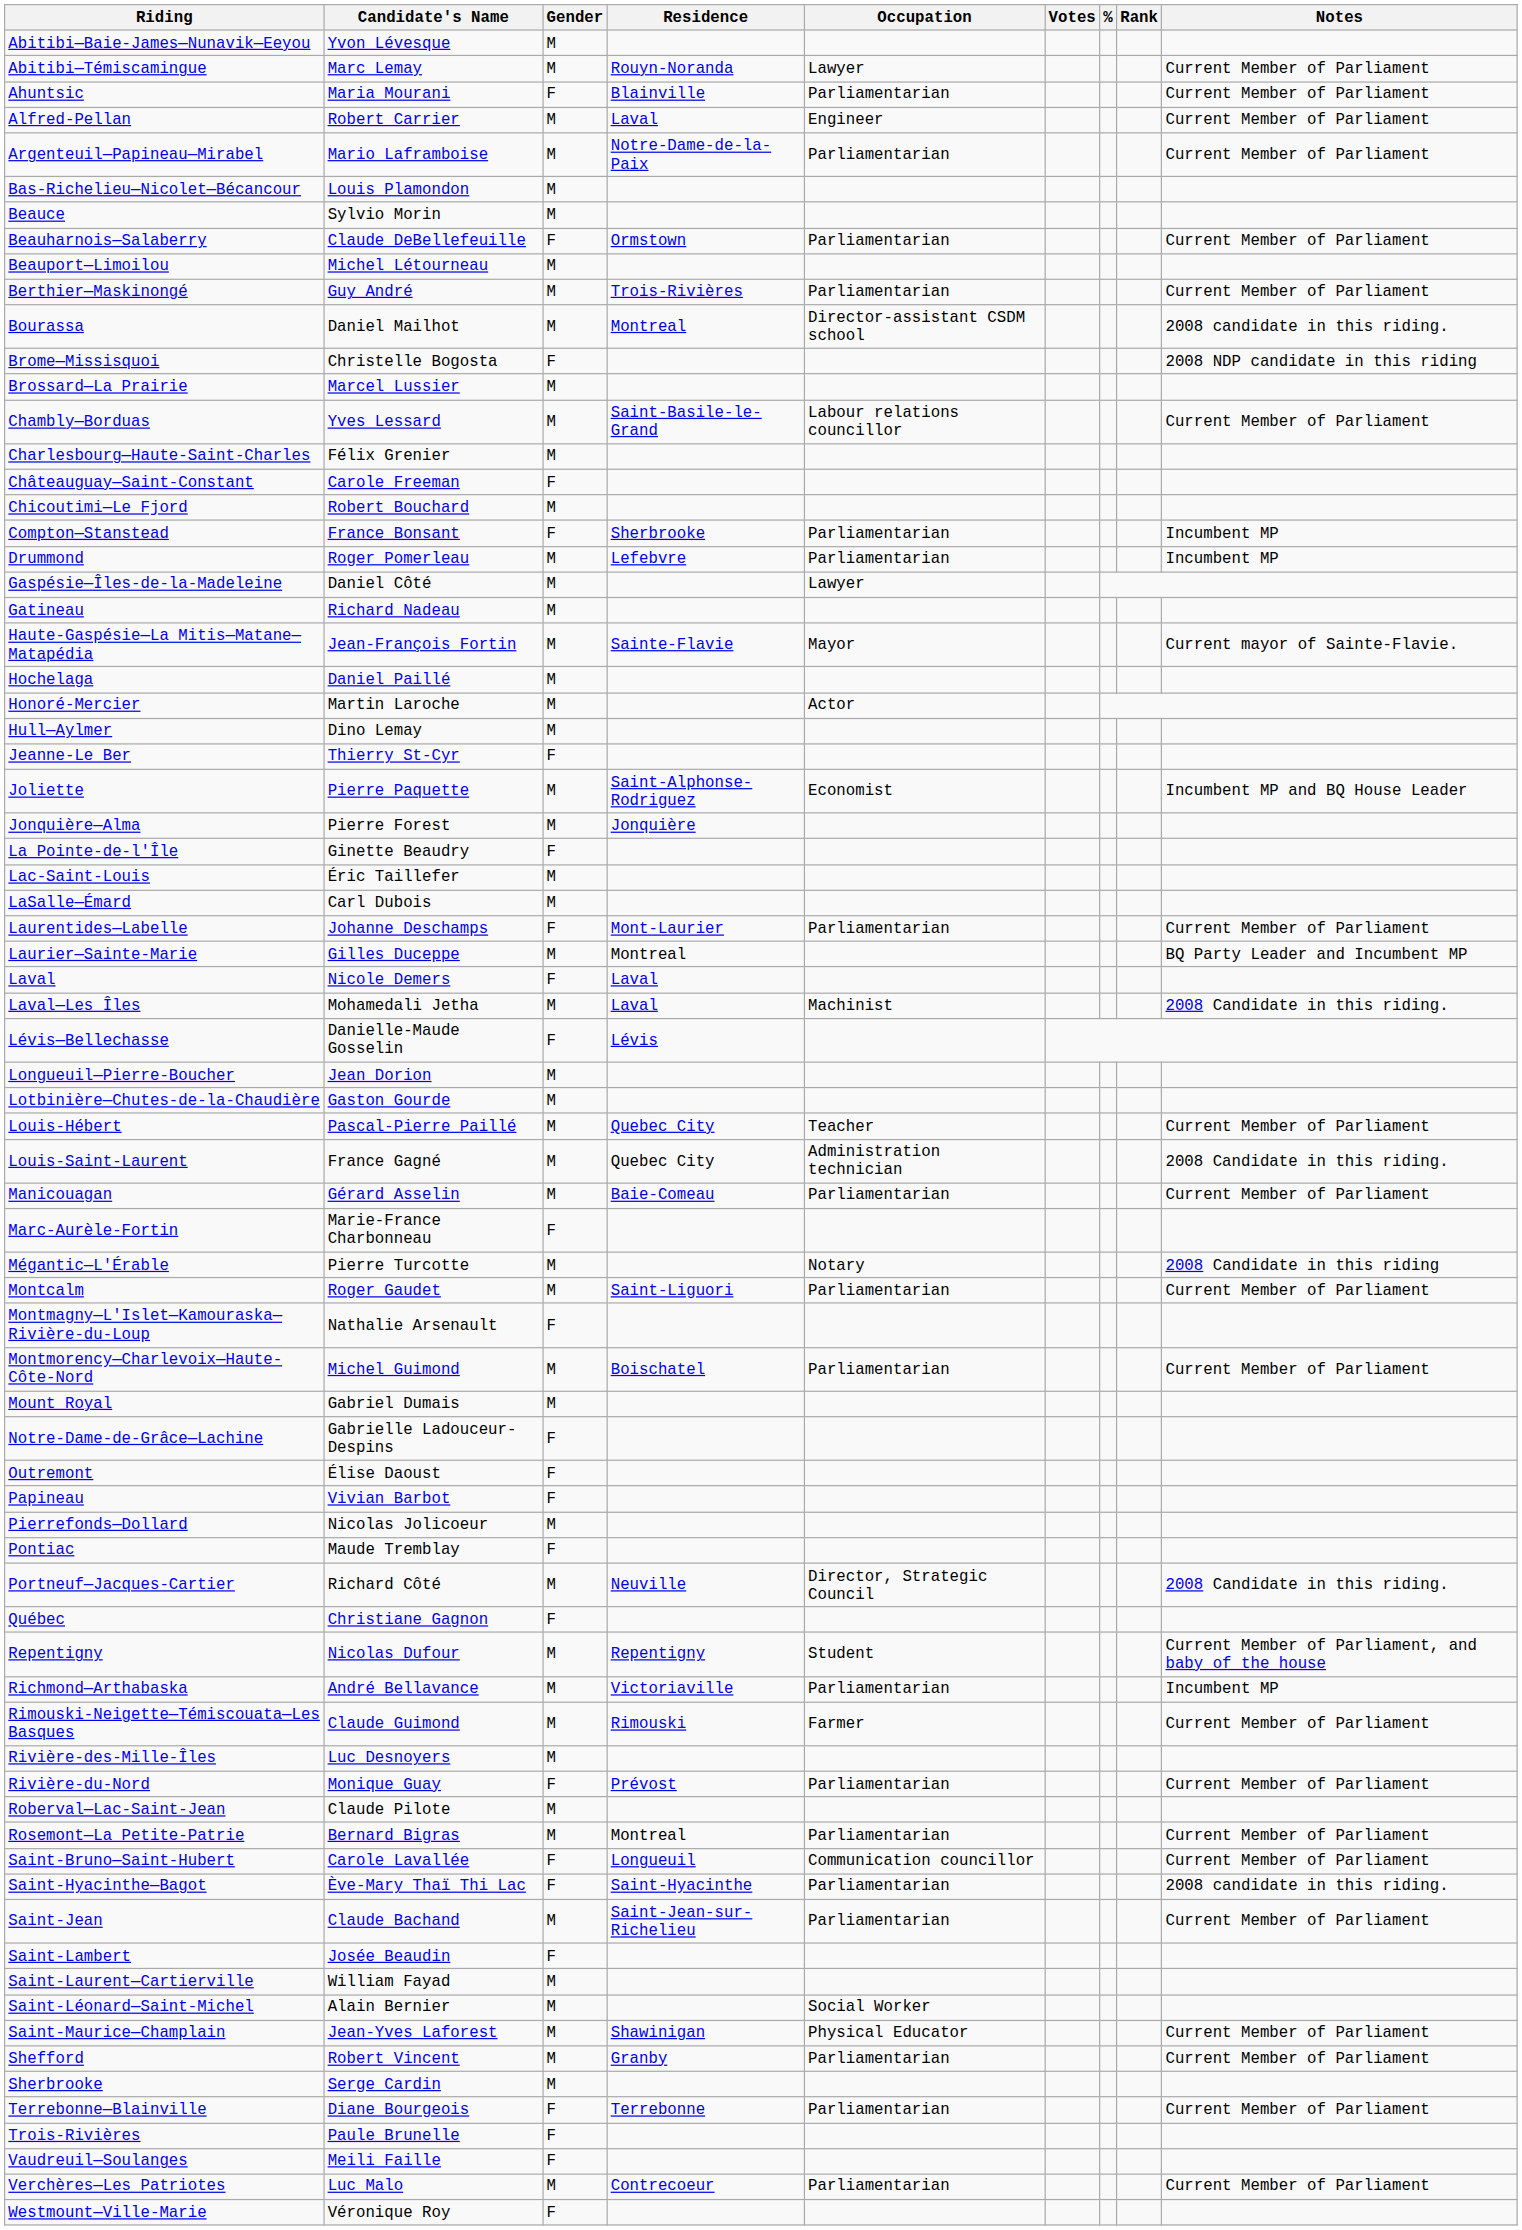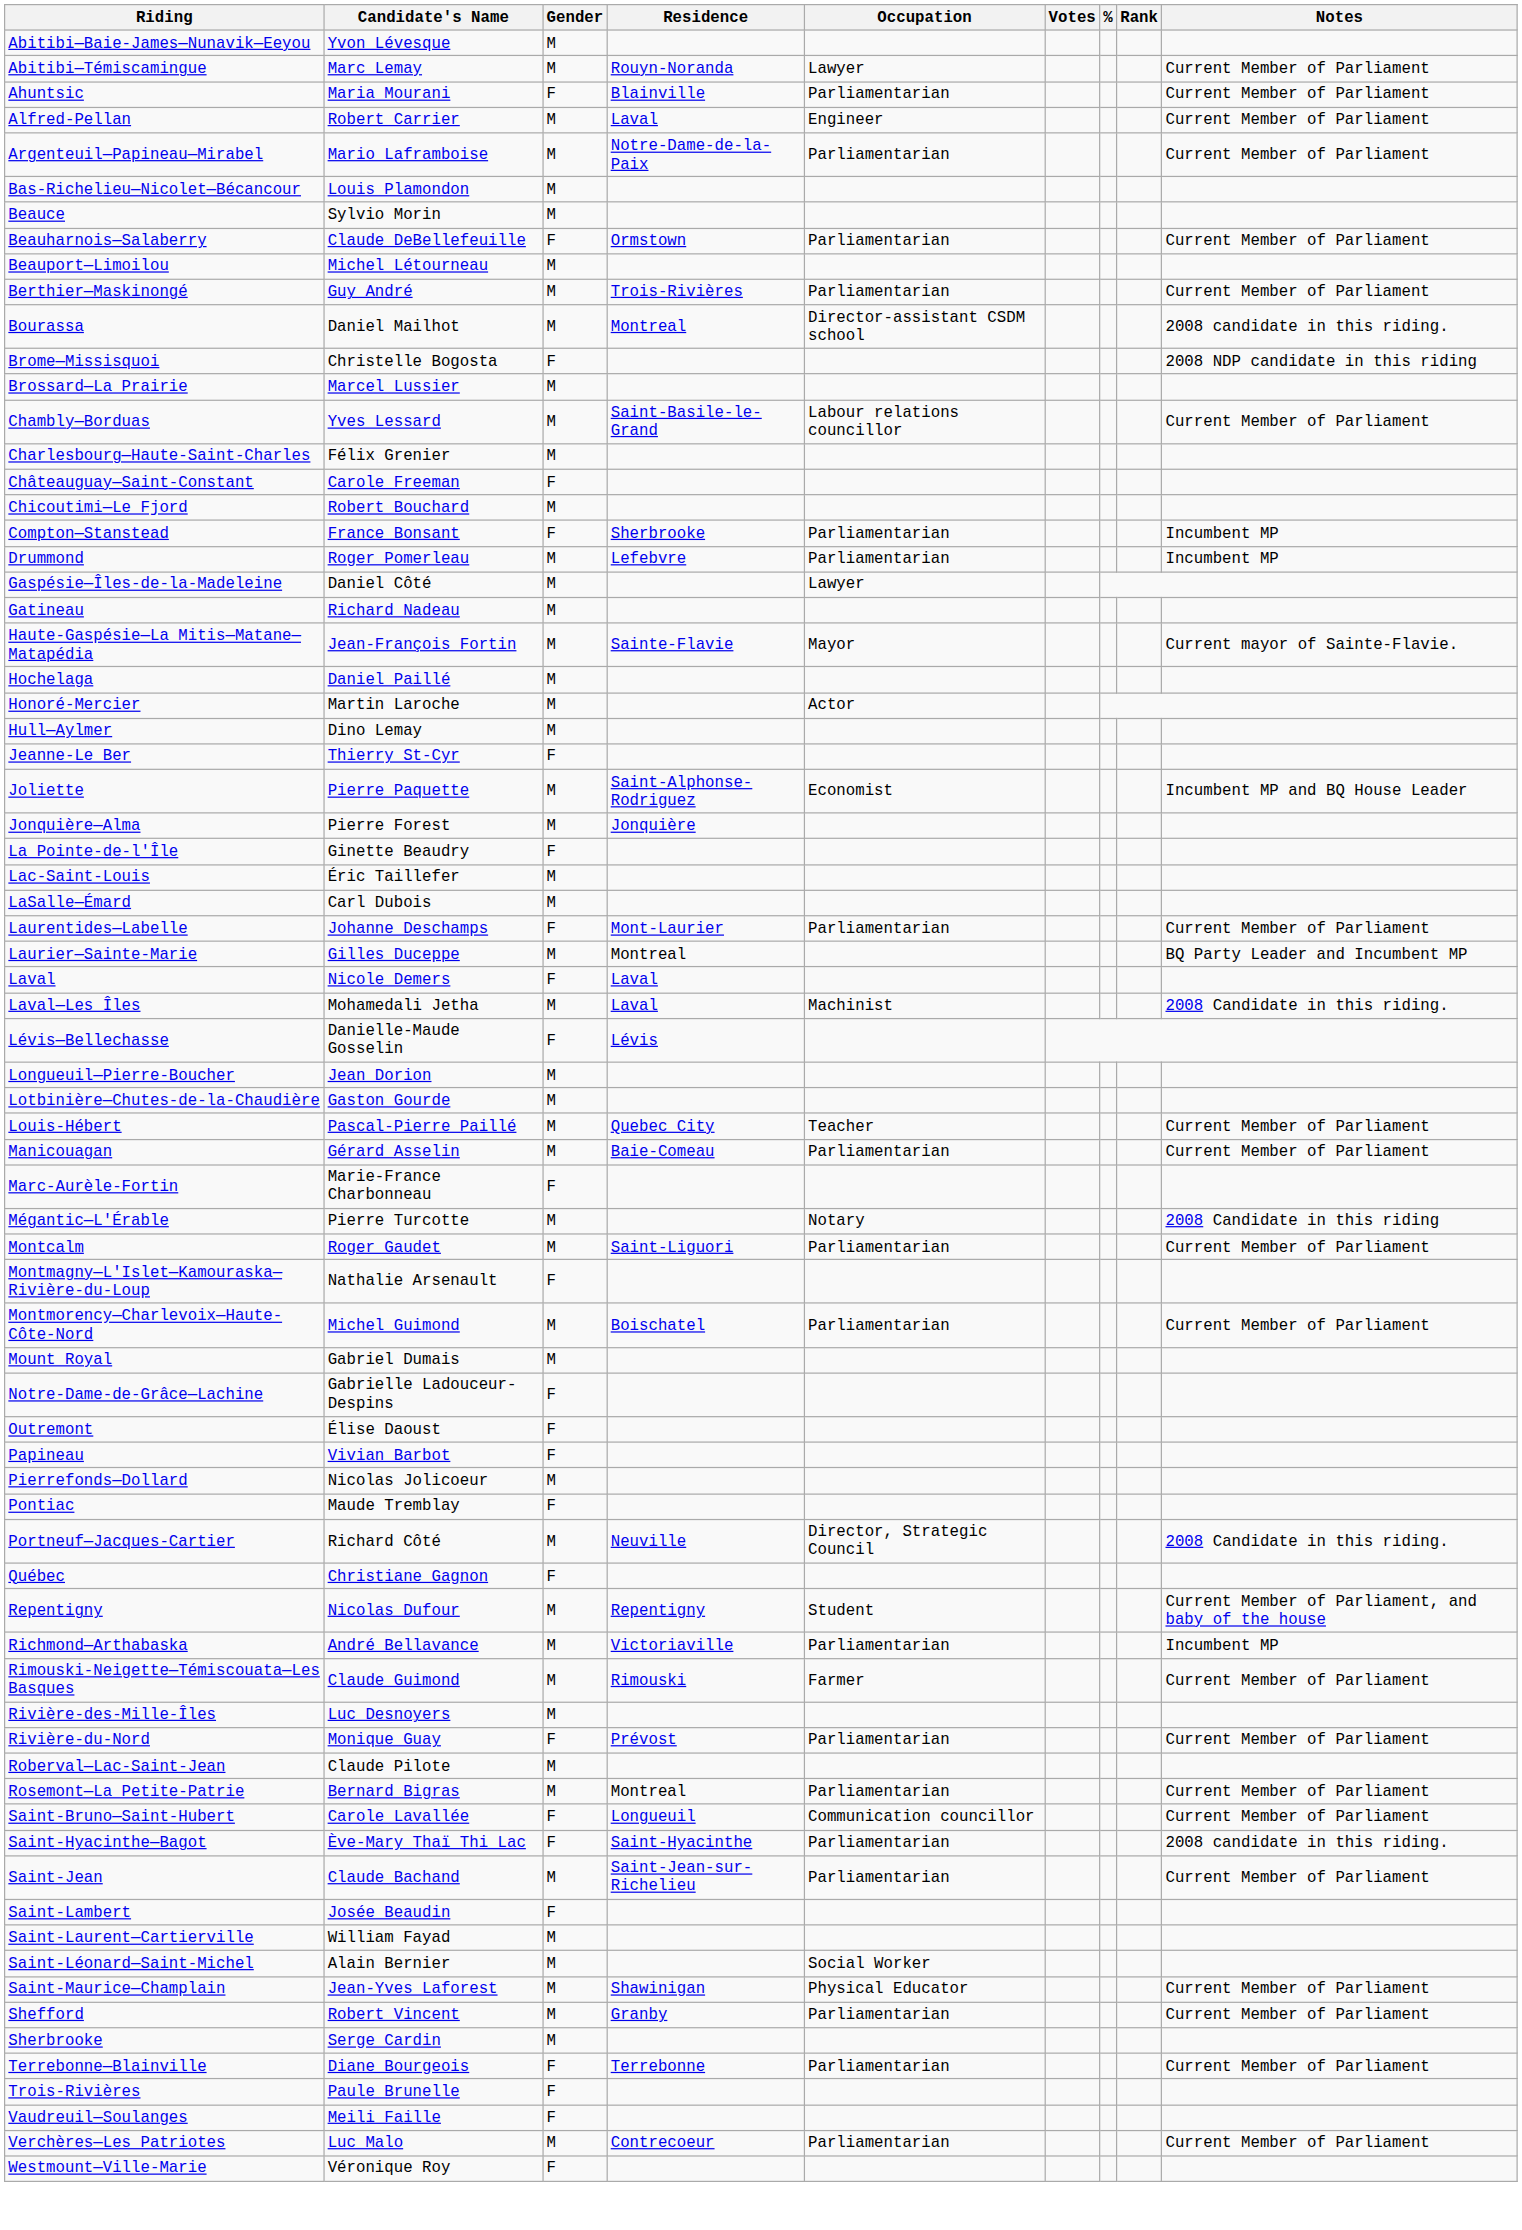- row: (98, 1161)
